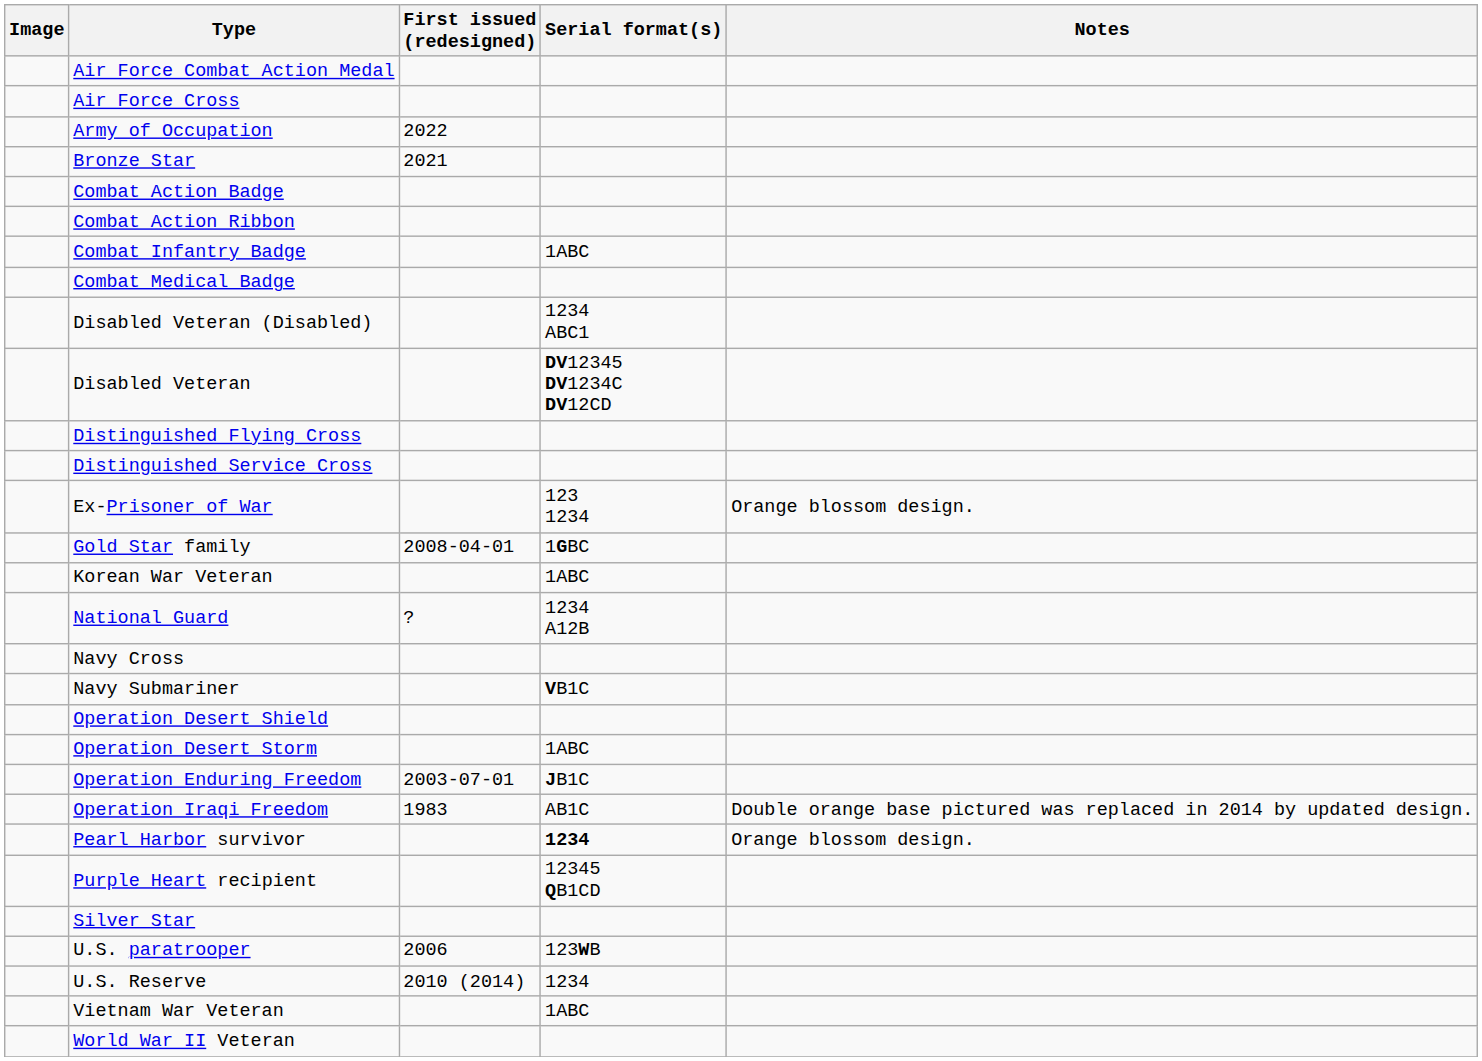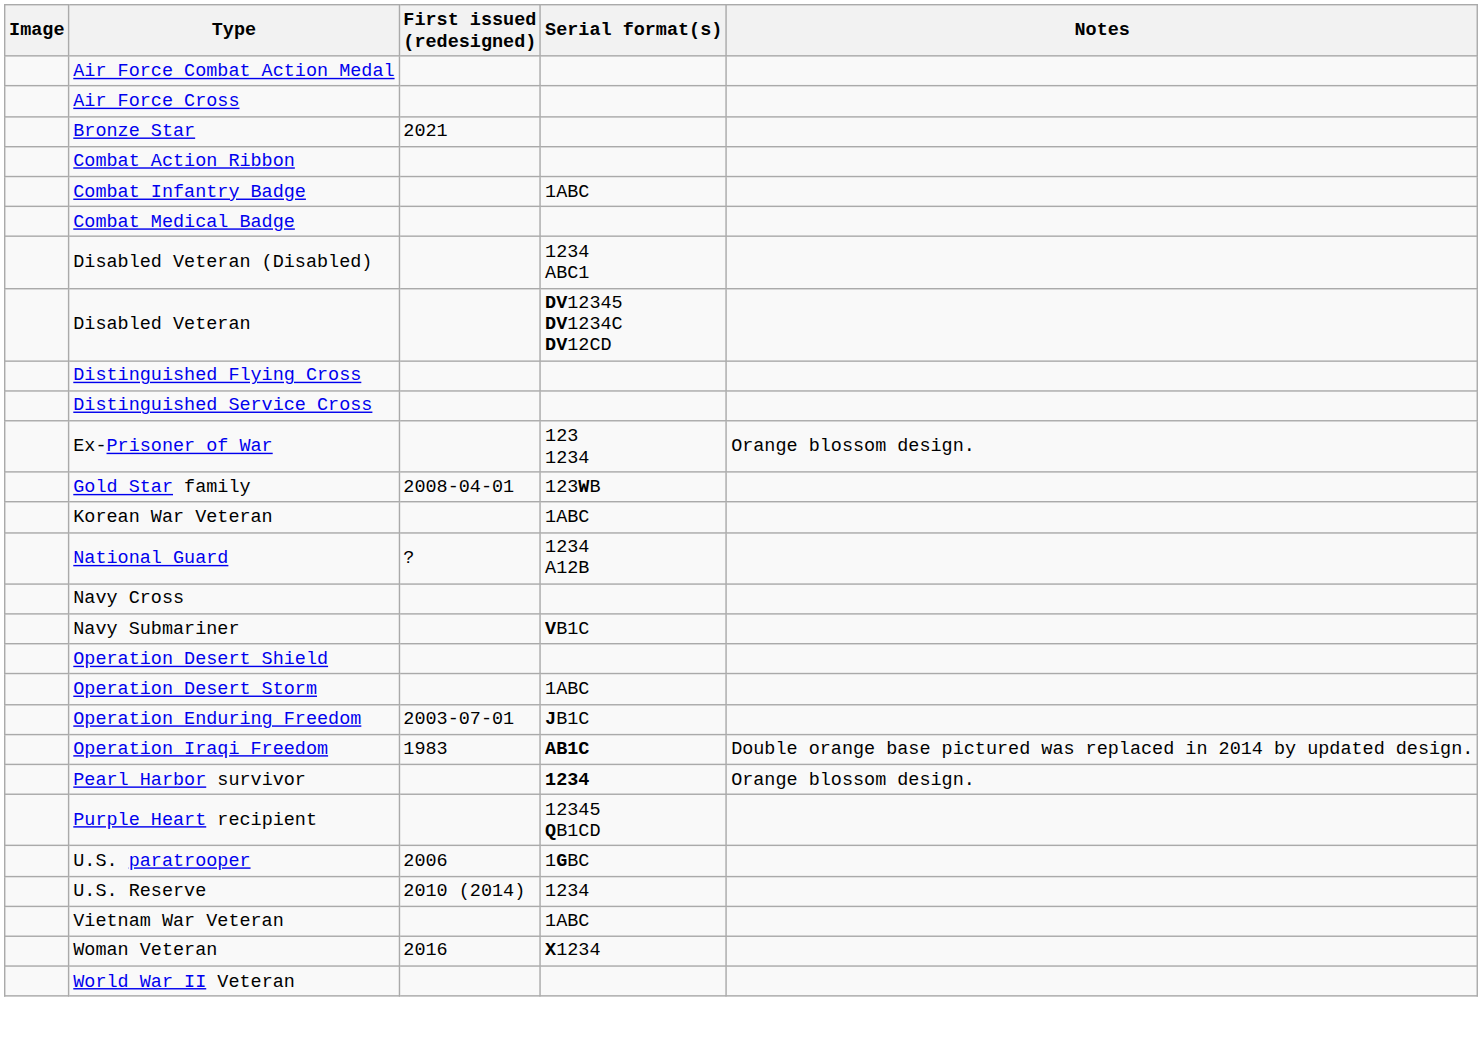- row: (173, 131)
- row: (179, 191)
(567, 547) 1GBC -> (573, 487) 123WB
(567, 809) normal -> (567, 749) bold
- row: (134, 921)
(573, 951) 123WB -> (567, 861) 1GBC
+ row: (145, 951)
